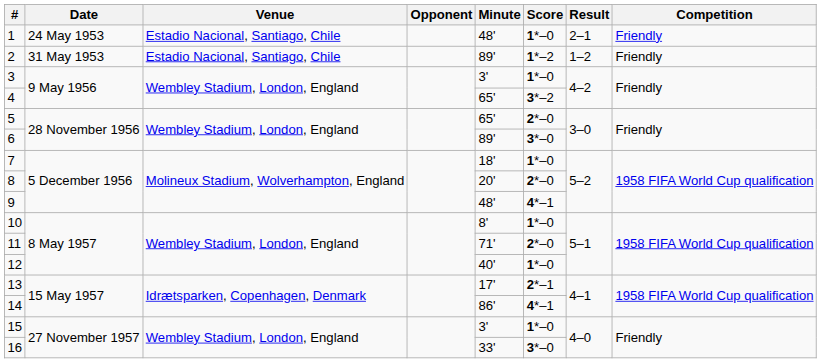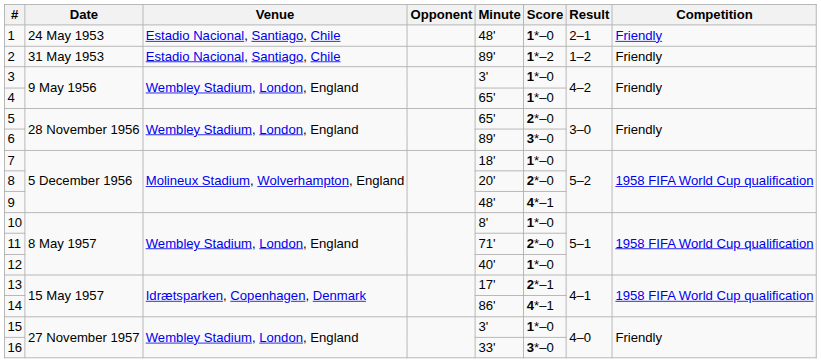(540, 98) 3*–2 -> (540, 98) 1*–0
